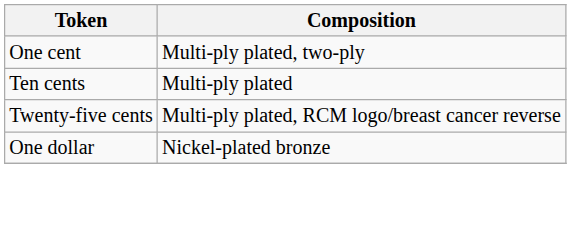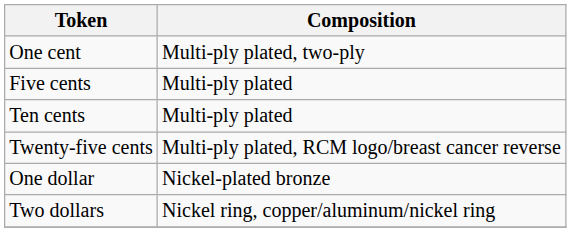+ row: (50, 83)
+ row: (57, 210)
